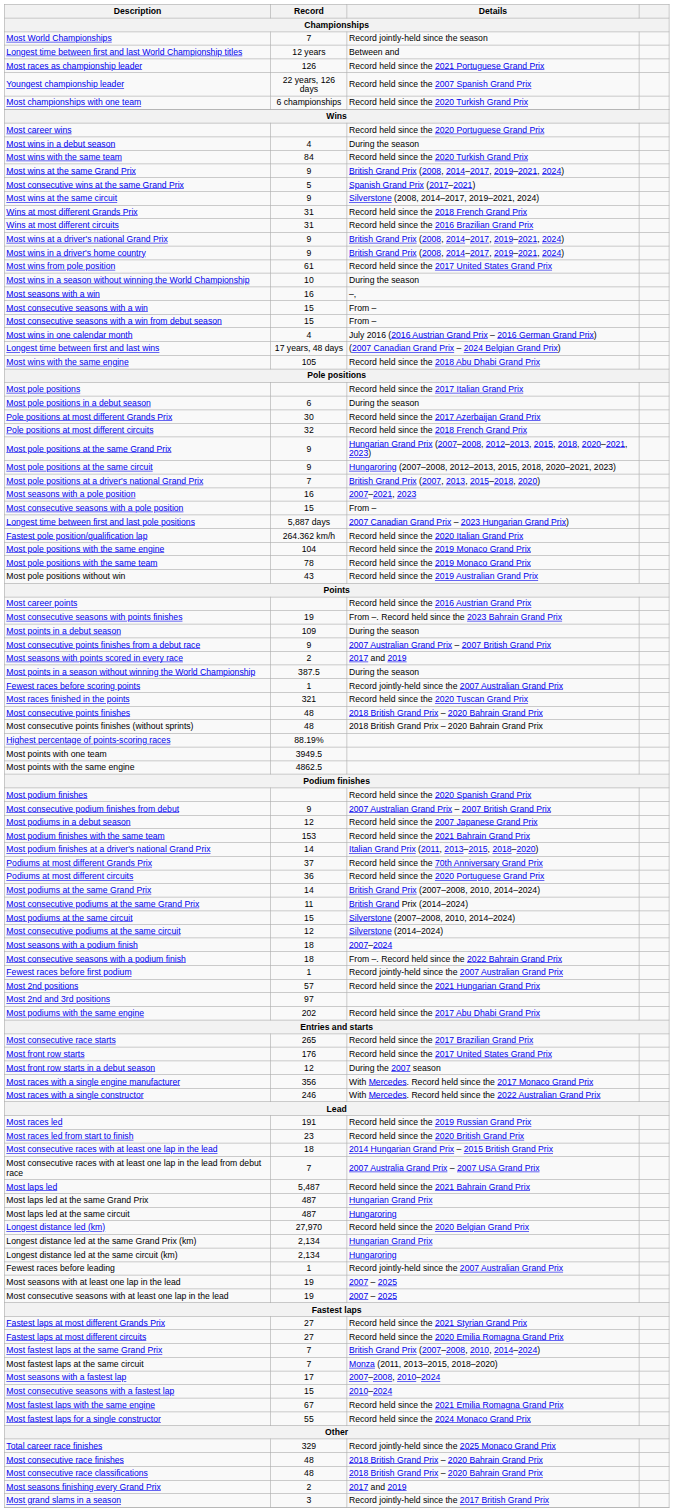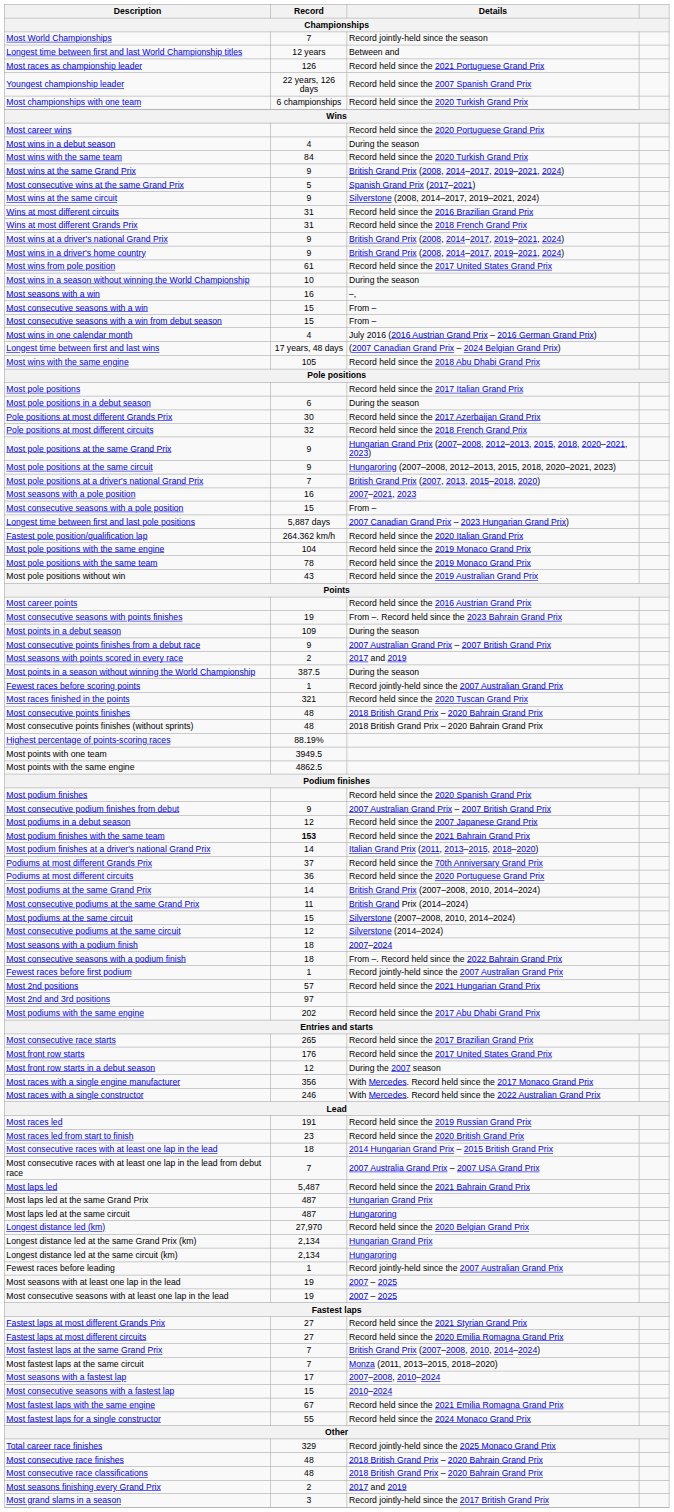rows swapped: (63, 226) <-> (72, 212)
(309, 836) normal -> (309, 836) bold
